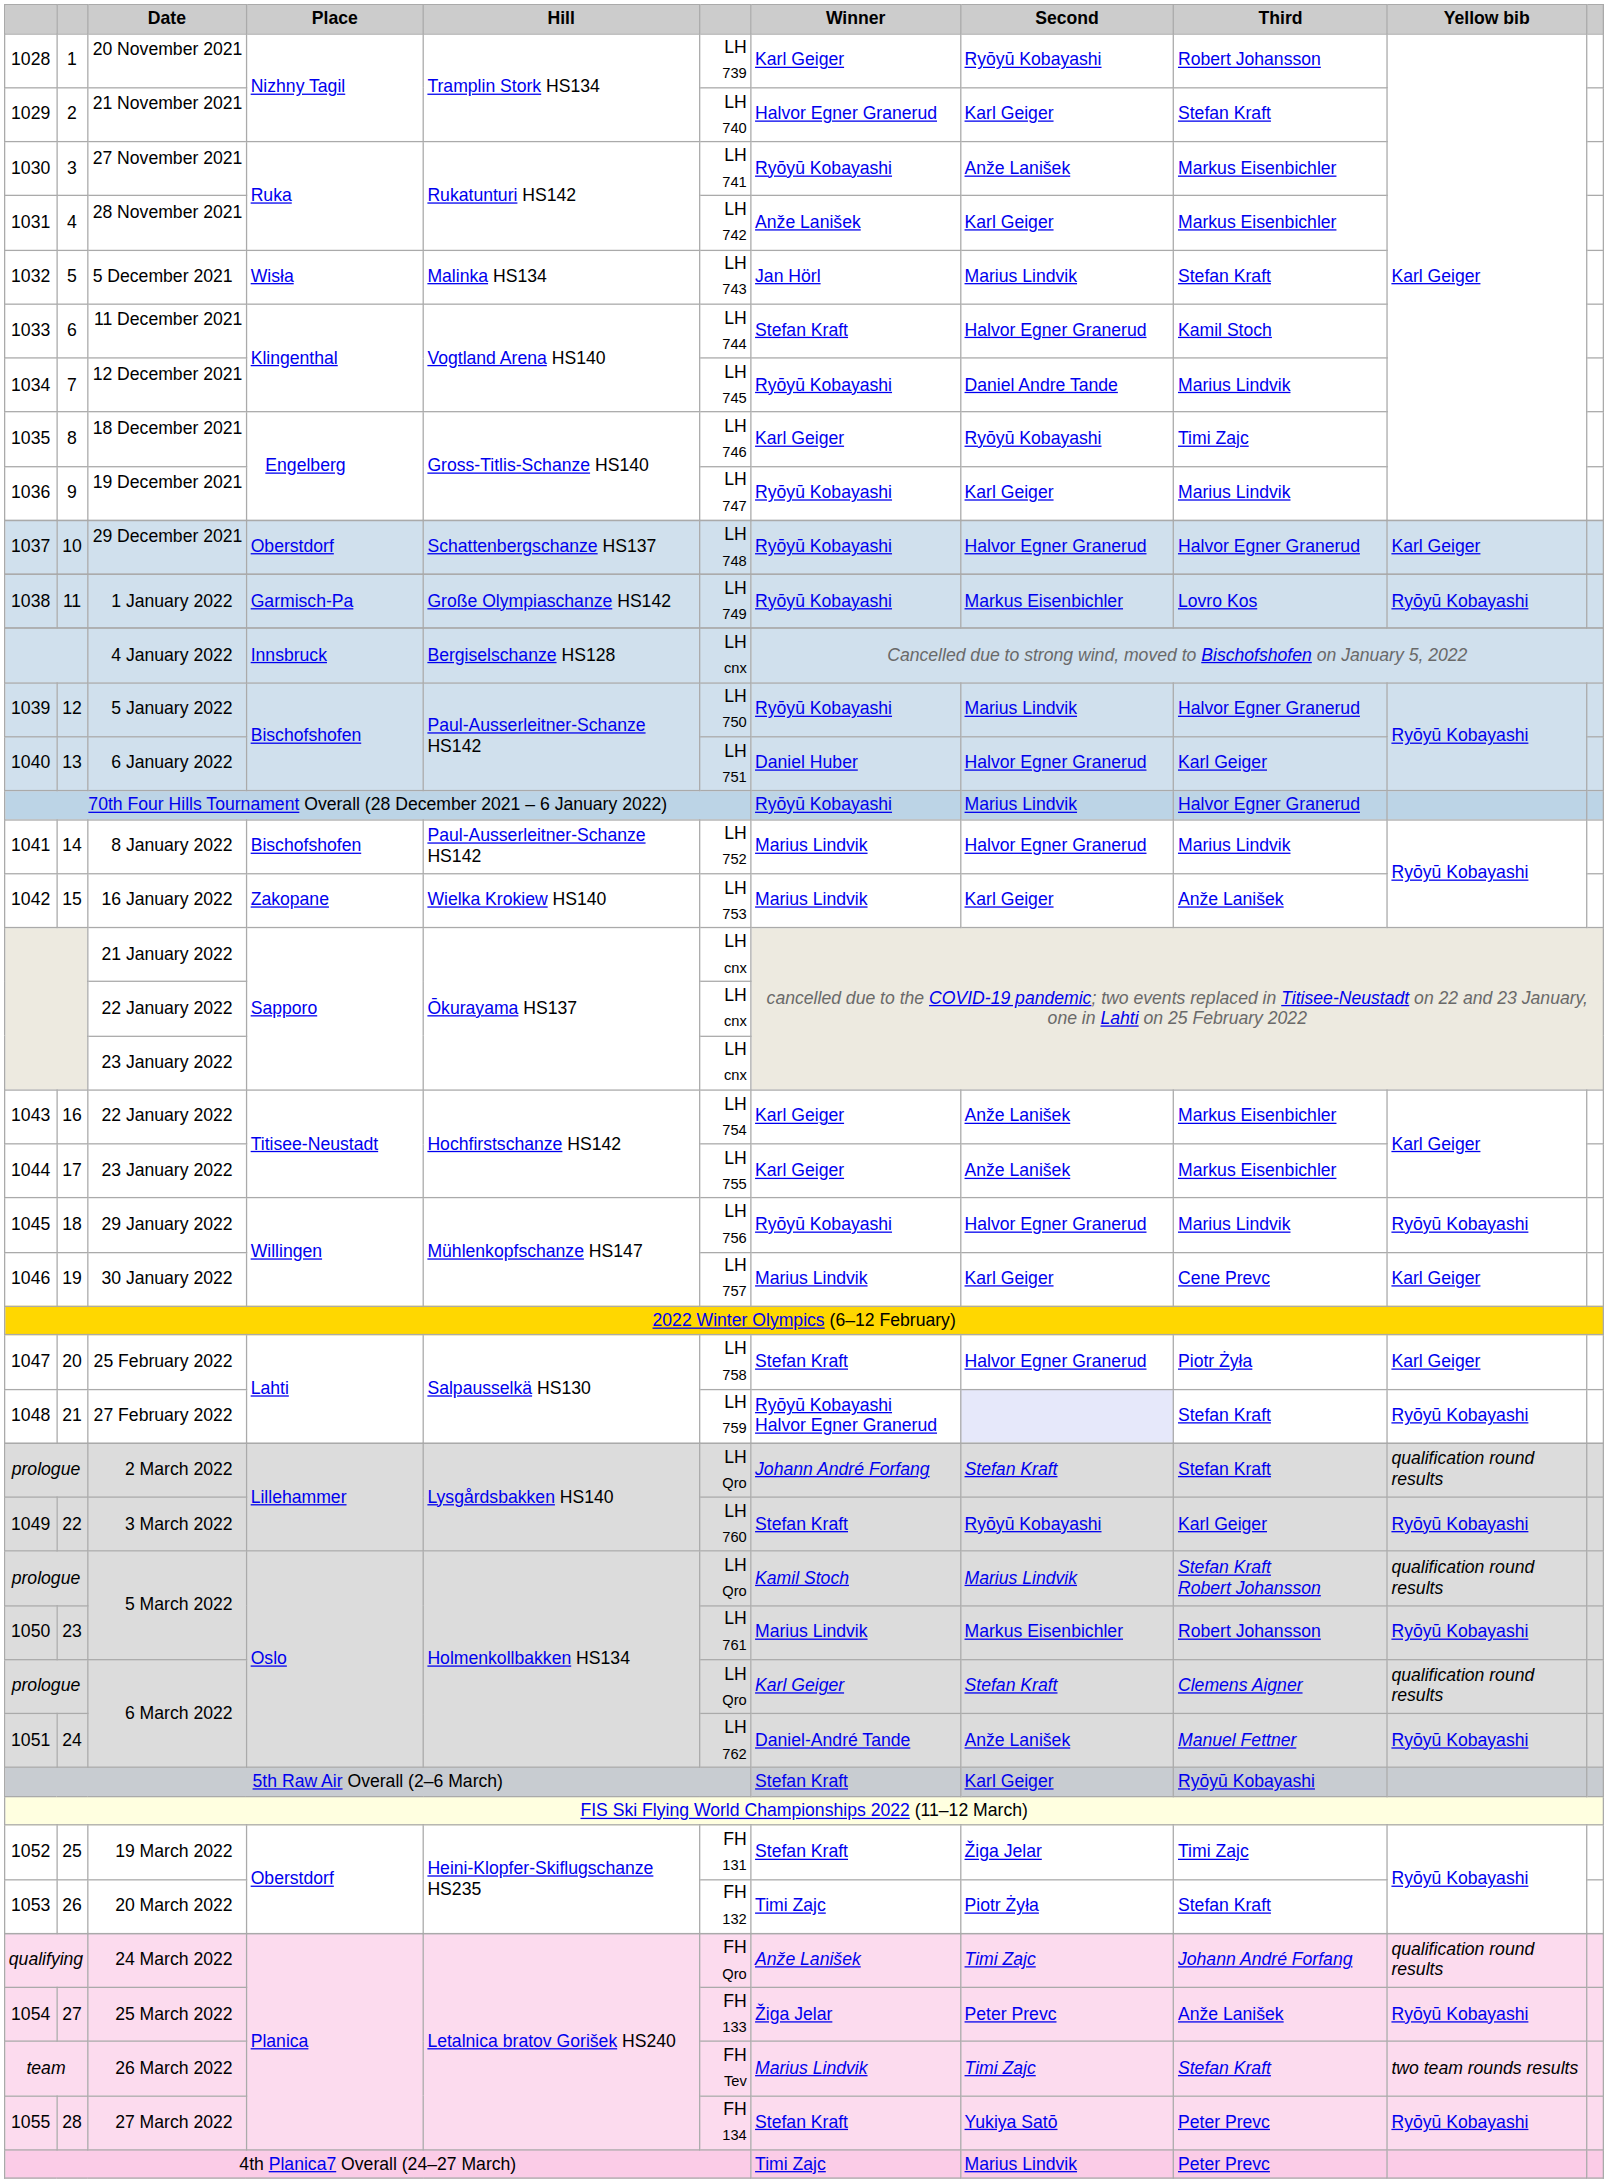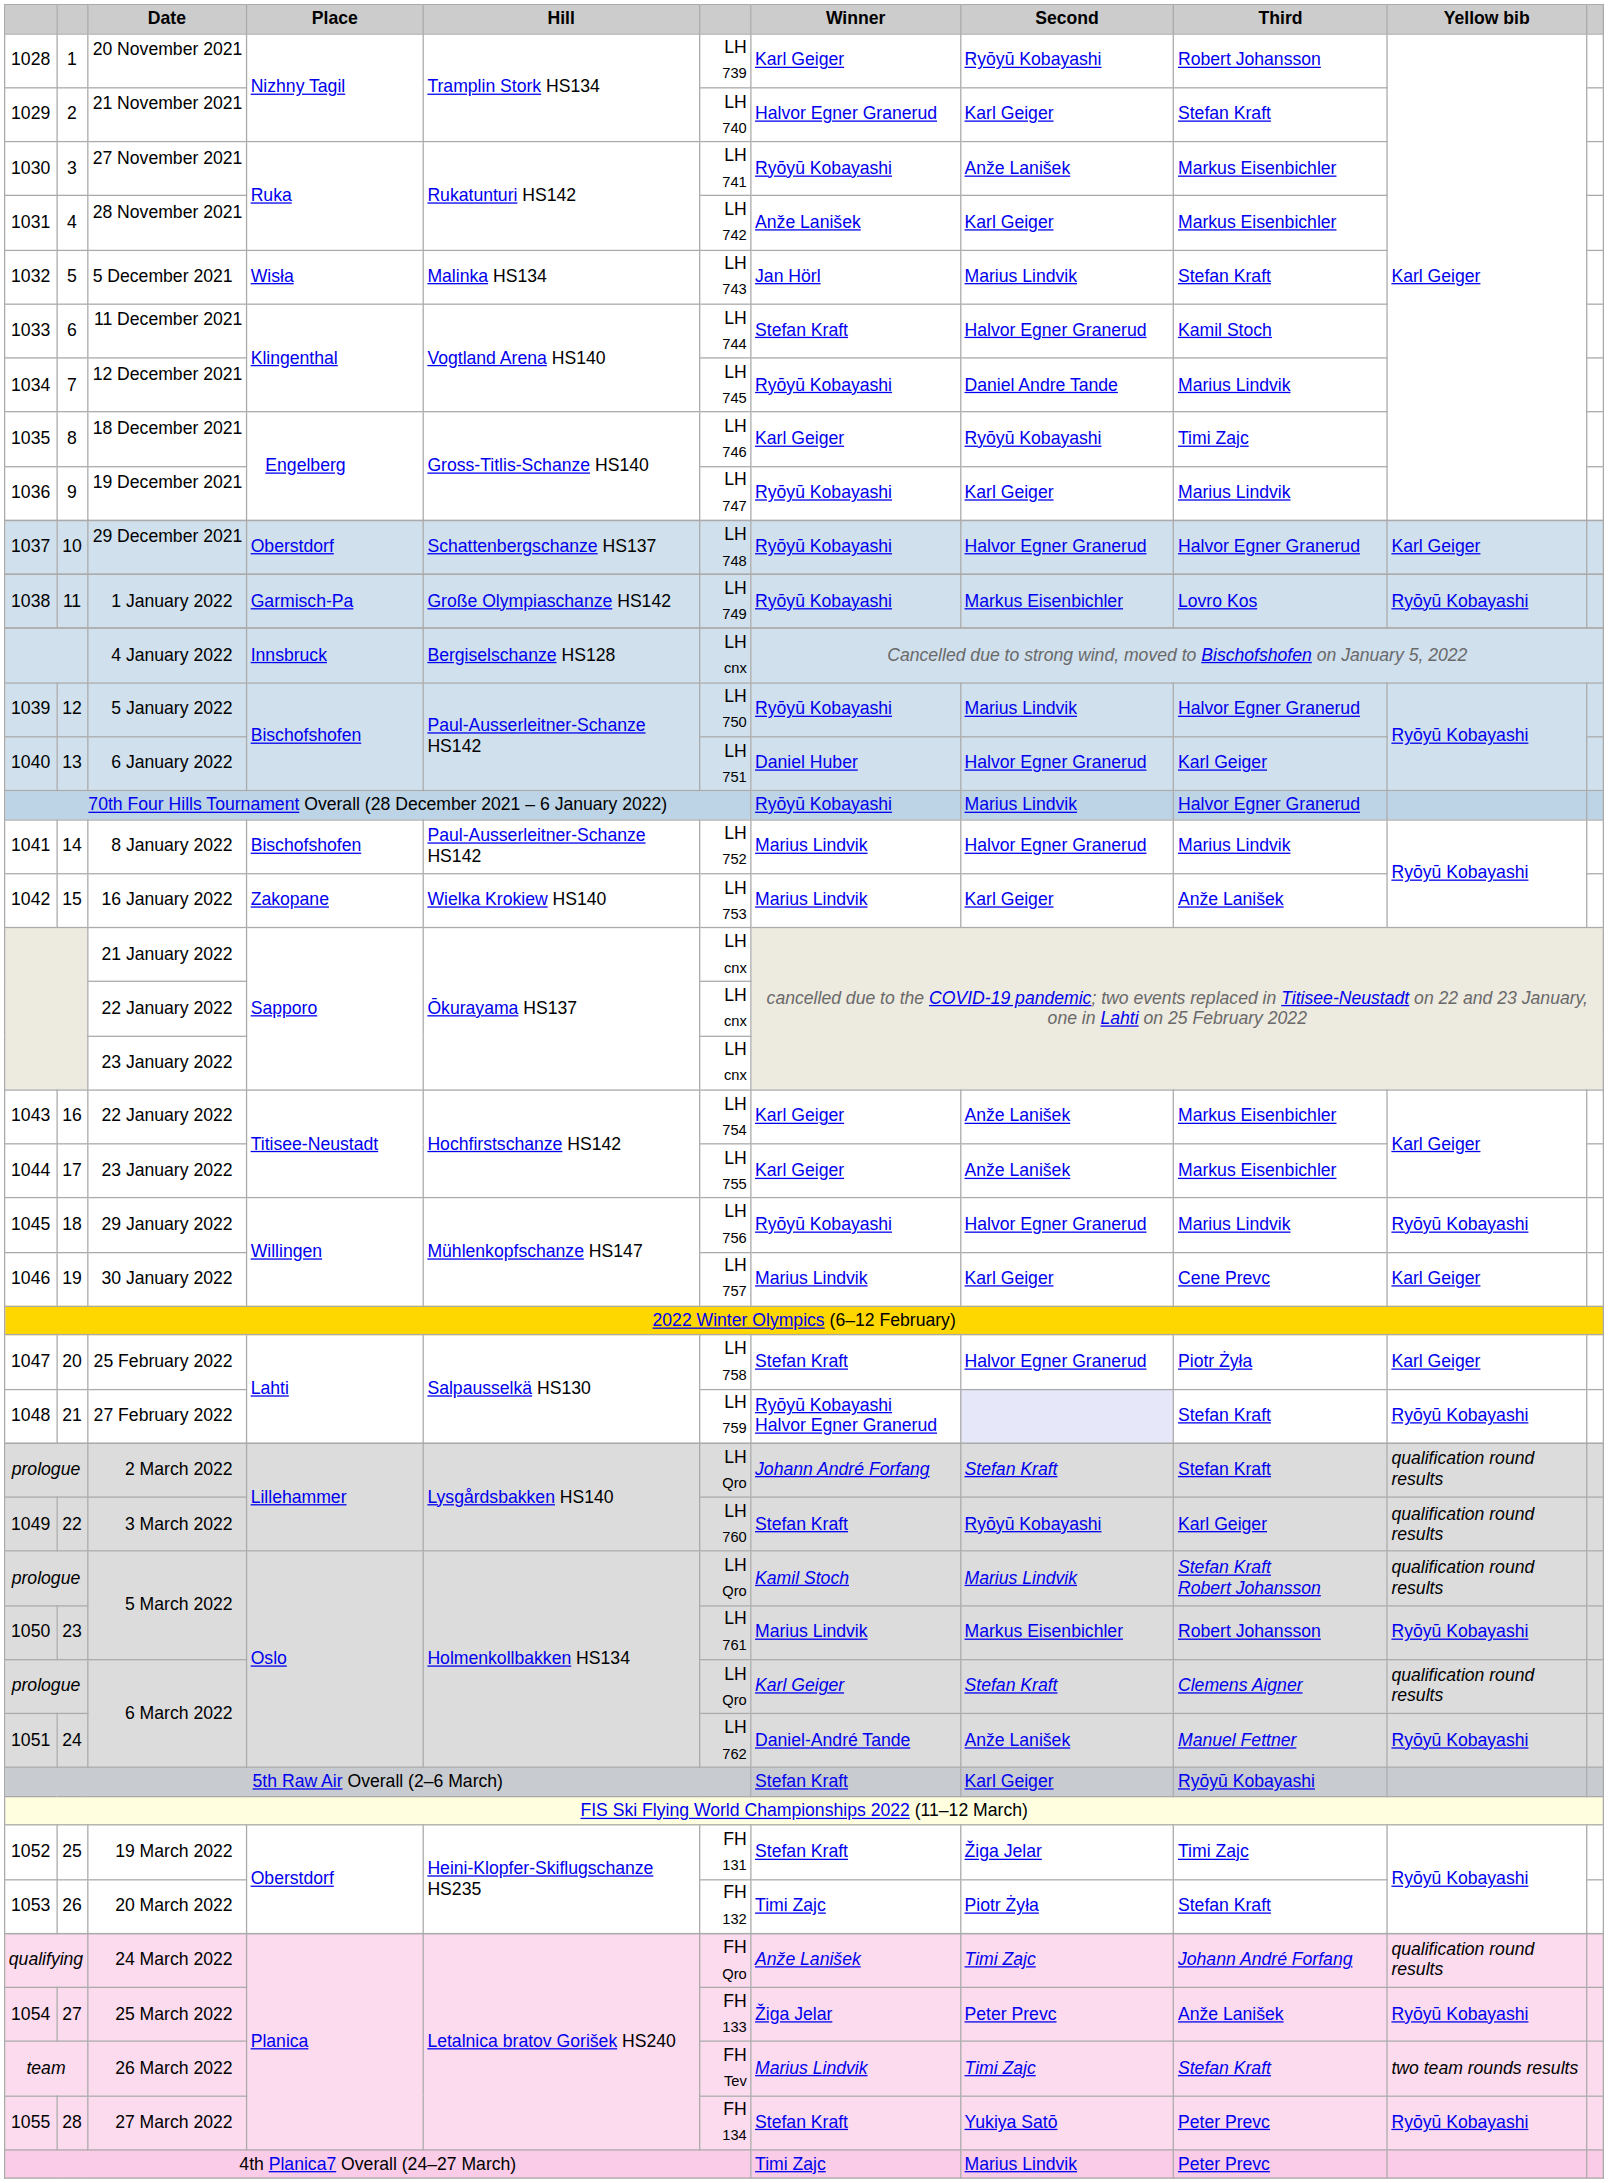(1460, 1523) Ryōyū Kobayashi -> (1463, 1523) qualification round results
